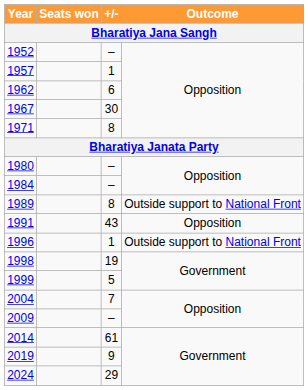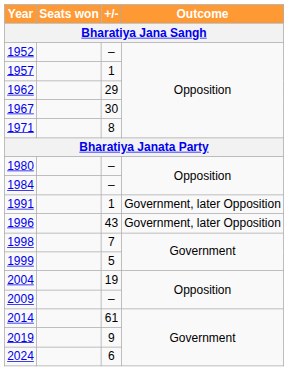(111, 90) 6 -> (111, 90) 29
- row: (20, 204)
(111, 223) 43 -> (111, 204) 1
(213, 223) Opposition -> (203, 204) Government, later Opposition
(111, 242) 1 -> (111, 223) 43
(213, 242) Outside support to National Front -> (203, 223) Government, later Opposition
(111, 261) 19 -> (111, 242) 7
(111, 299) 7 -> (111, 280) 19
(111, 375) 29 -> (111, 356) 6
